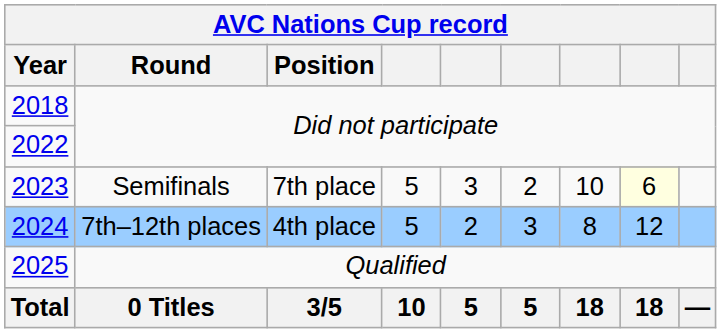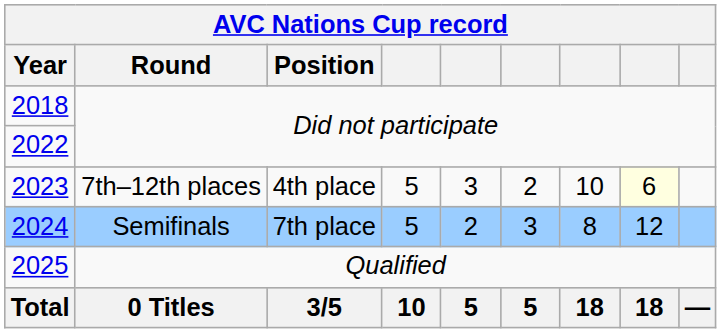(171, 186) Semifinals -> (171, 186) 7th–12th places
(324, 186) 7th place -> (324, 186) 4th place
(171, 226) 7th–12th places -> (171, 226) Semifinals
(324, 226) 4th place -> (324, 226) 7th place
